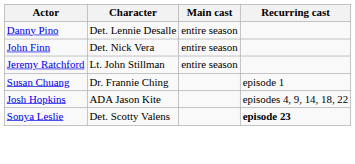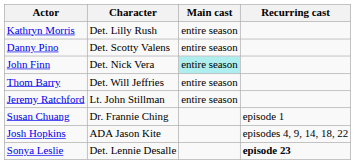+ row: (41, 30)
(133, 30) Det. Lennie Desalle -> (130, 47) Det. Scotty Valens
(209, 47) no background -> (209, 64) paleturquoise background
+ row: (34, 82)
(130, 116) Det. Scotty Valens -> (133, 151) Det. Lennie Desalle
